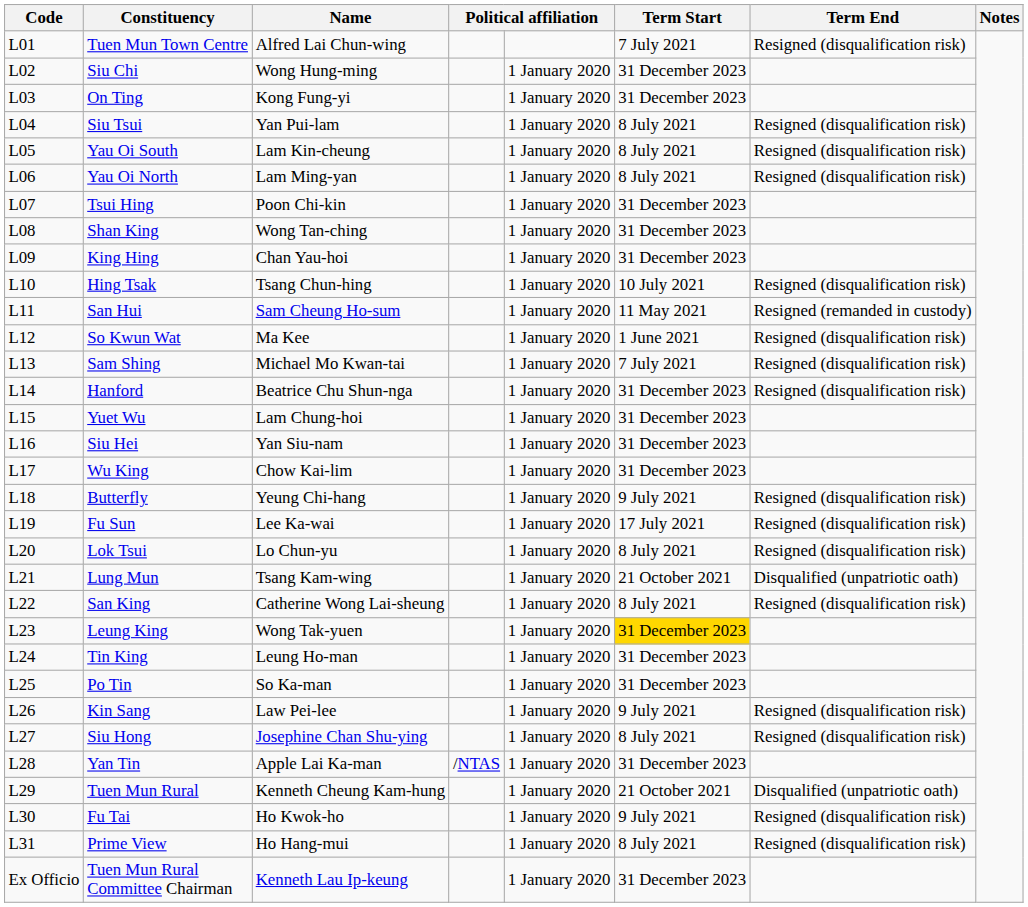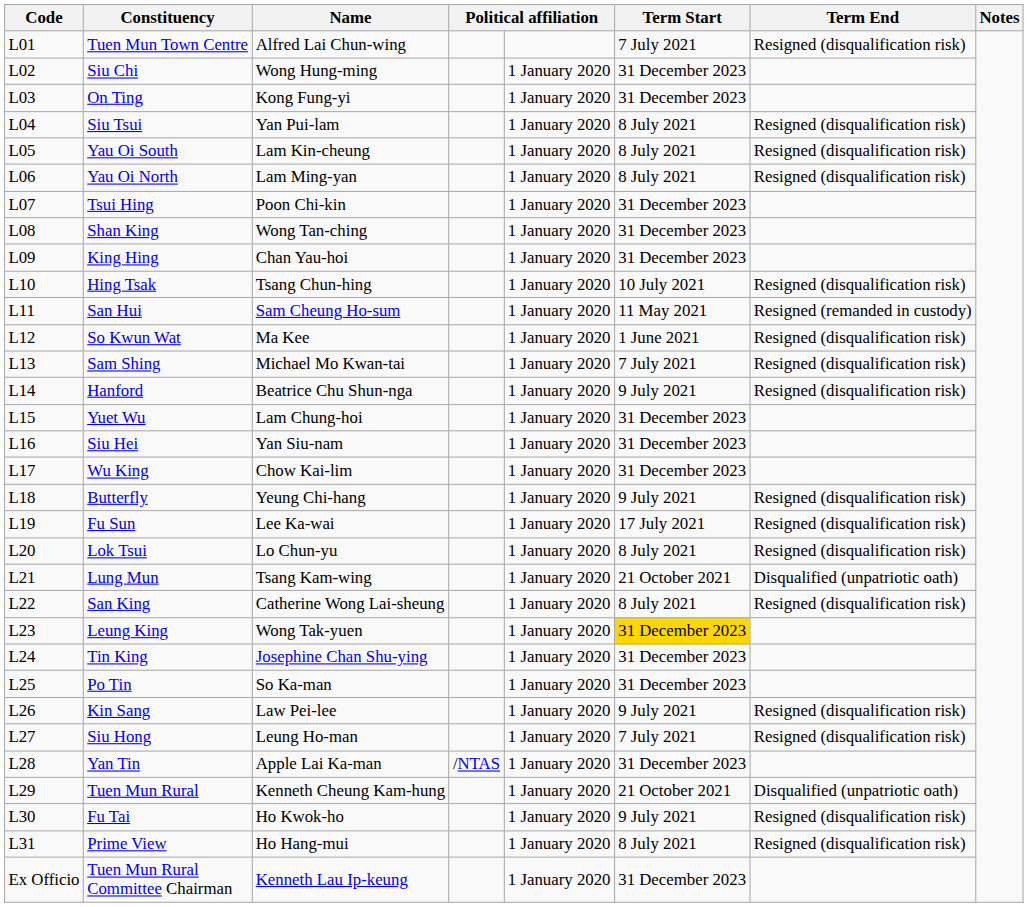(682, 390) 31 December 2023 -> (657, 390) 9 July 2021
(307, 657) Leung Ho-man -> (342, 657) Josephine Chan Shu-ying
(342, 737) Josephine Chan Shu-ying -> (307, 737) Leung Ho-man
(657, 737) 8 July 2021 -> (657, 737) 7 July 2021
